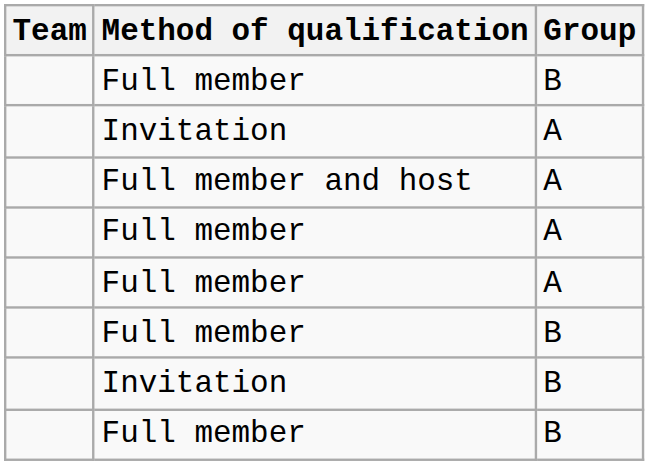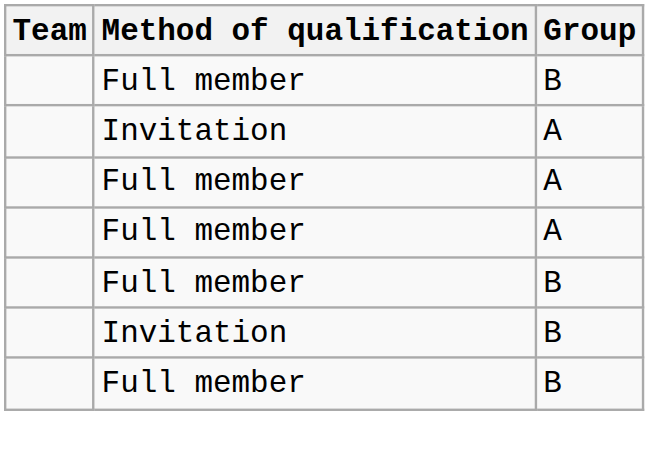- row: (287, 182)
